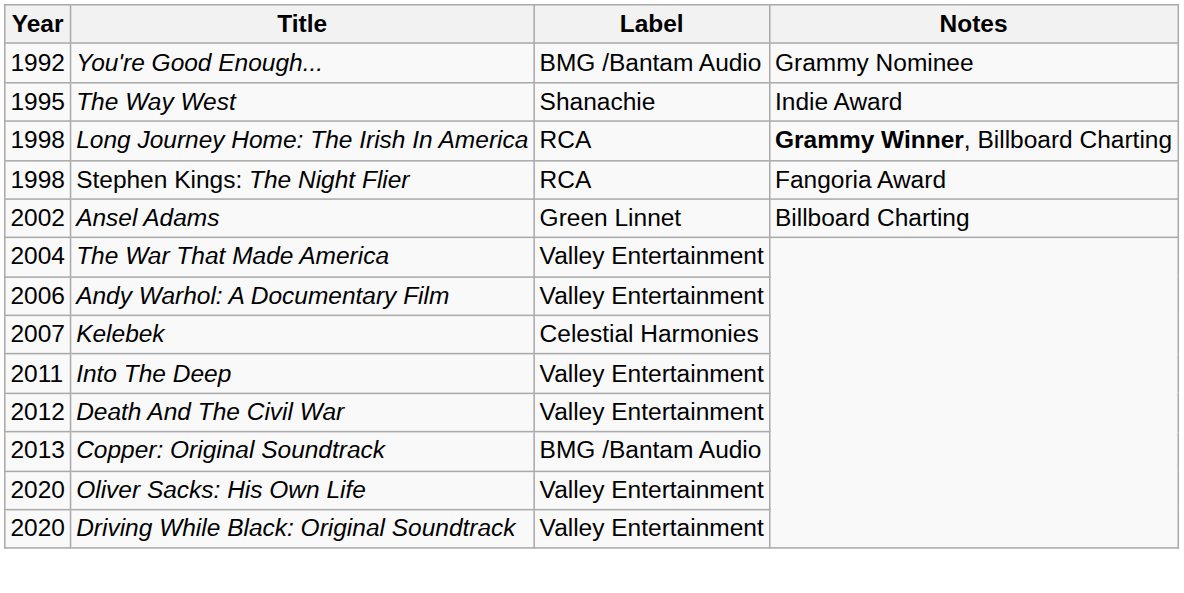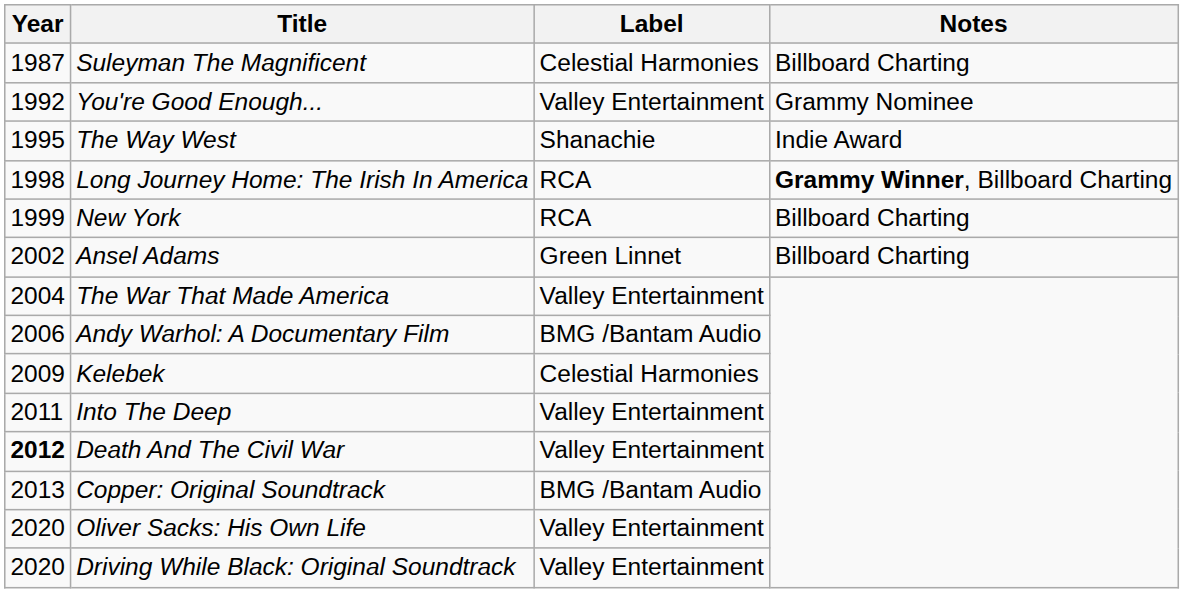+ row: (221, 62)
(651, 62) BMG /Bantam Audio -> (652, 101) Valley Entertainment
- row: (243, 179)
+ row: (128, 218)
(652, 295) Valley Entertainment -> (651, 334) BMG /Bantam Audio
(38, 334) 2007 -> (38, 373) 2009
(38, 412) normal -> (38, 450) bold
